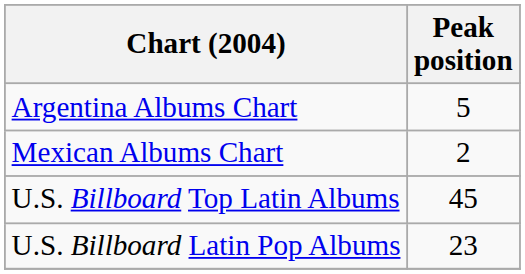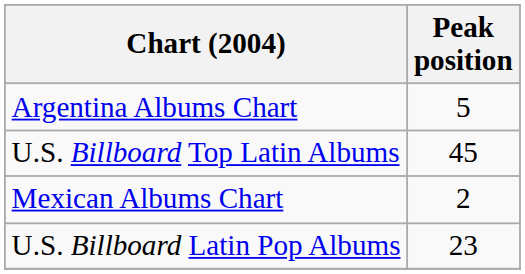rows swapped: (147, 152) <-> (206, 198)
